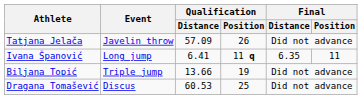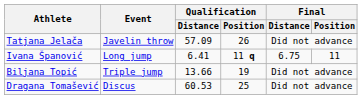(289, 56) 6.35 -> (289, 56) 6.75
